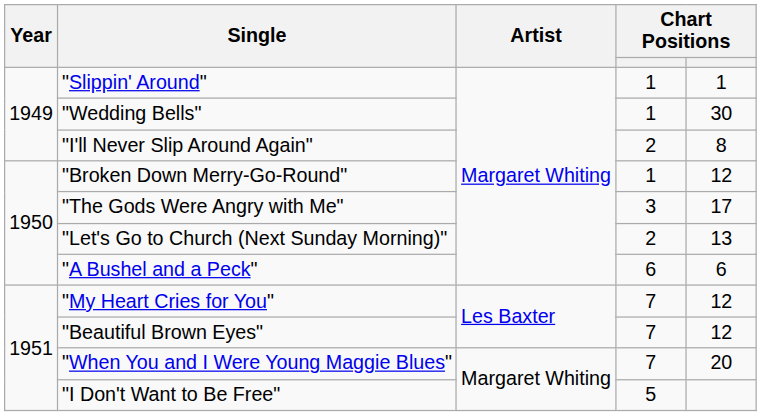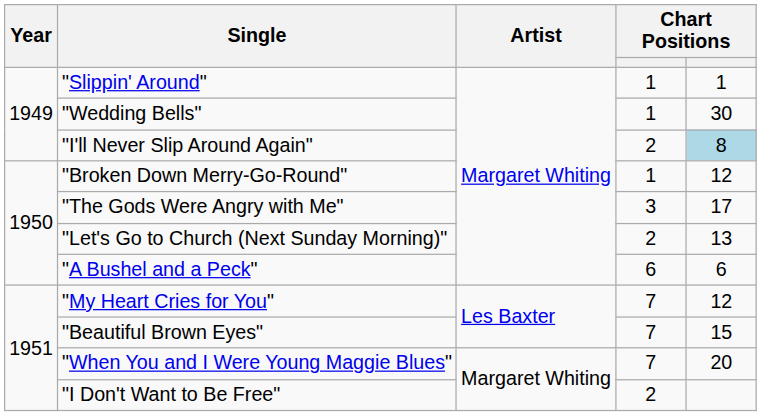(721, 144) no background -> (721, 144) lightblue background
(721, 332) 12 -> (721, 332) 15
(651, 394) 5 -> (651, 394) 2
